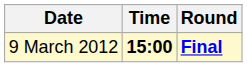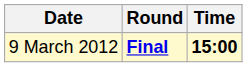columns swapped: (149, 18) <-> (209, 18)
